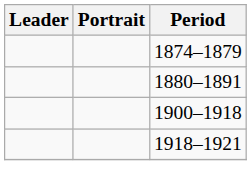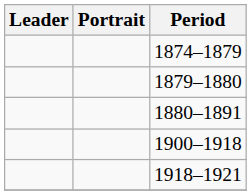+ row: (198, 81)
